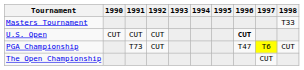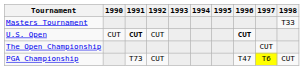(136, 35) normal -> (136, 35) bold
rows swapped: (54, 59) <-> (42, 47)
